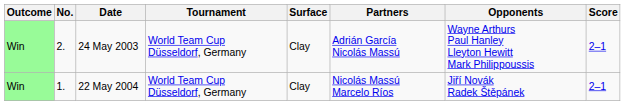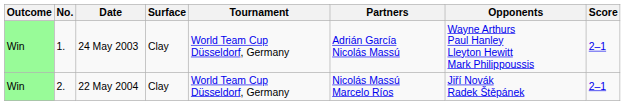columns swapped: (216, 12) <-> (308, 12)
(61, 46) 2. -> (61, 46) 1.
(61, 86) 1. -> (61, 86) 2.
